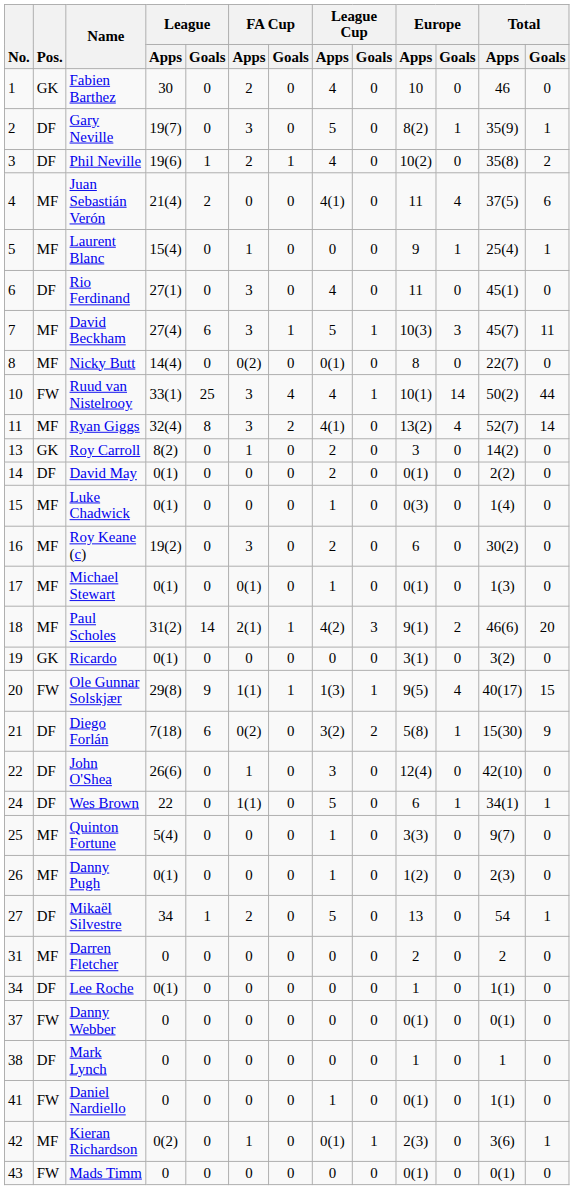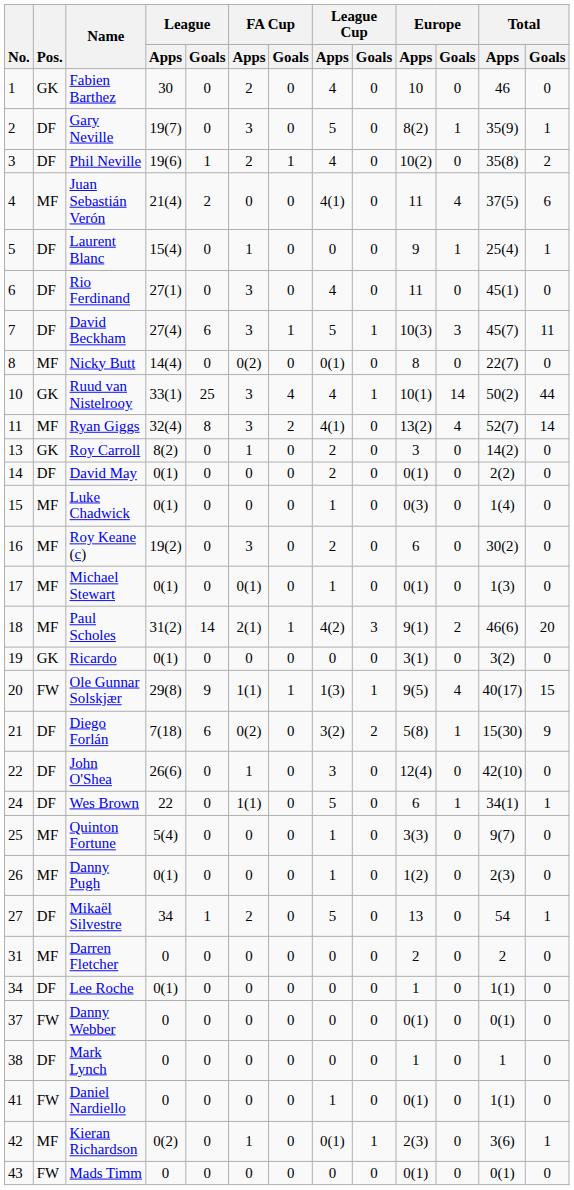(47, 249) MF -> (46, 249) DF
(47, 330) MF -> (46, 330) DF
(48, 394) FW -> (47, 394) GK
